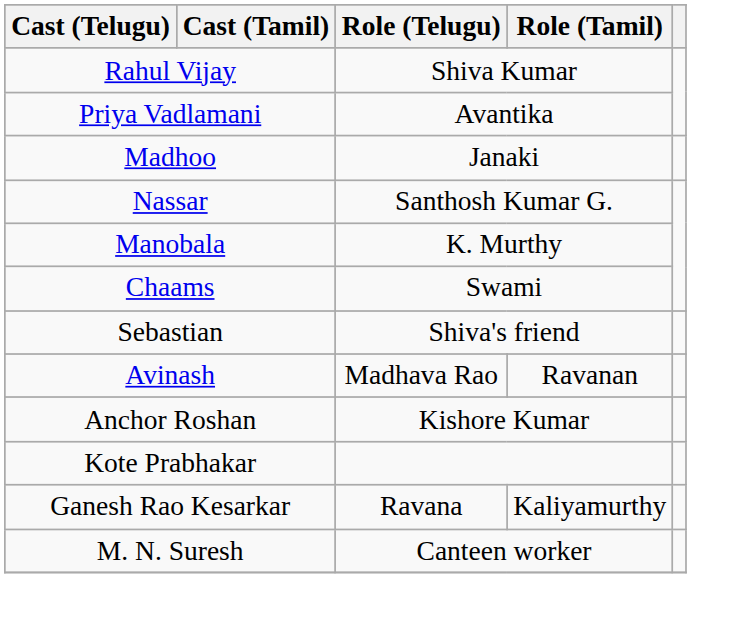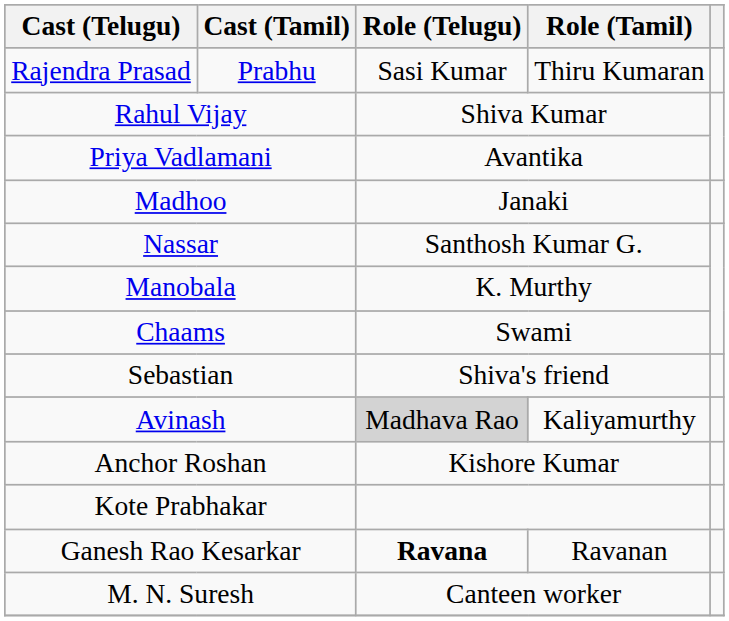+ row: (101, 69)
(421, 375) no background -> (442, 419) lightgrey background
(590, 375) Ravanan -> (619, 419) Kaliyamurthy
(421, 506) normal -> (442, 550) bold
(590, 506) Kaliyamurthy -> (619, 550) Ravanan
